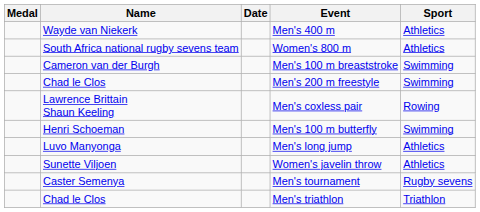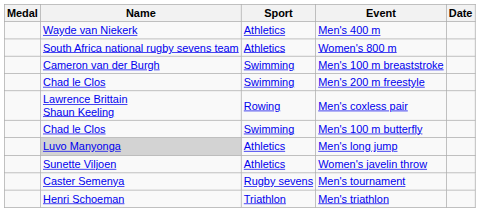columns swapped: (438, 13) <-> (256, 13)
(84, 129) Henri Schoeman -> (74, 129) Chad le Clos
(82, 147) no background -> (82, 147) lightgrey background
(74, 199) Chad le Clos -> (84, 199) Henri Schoeman
